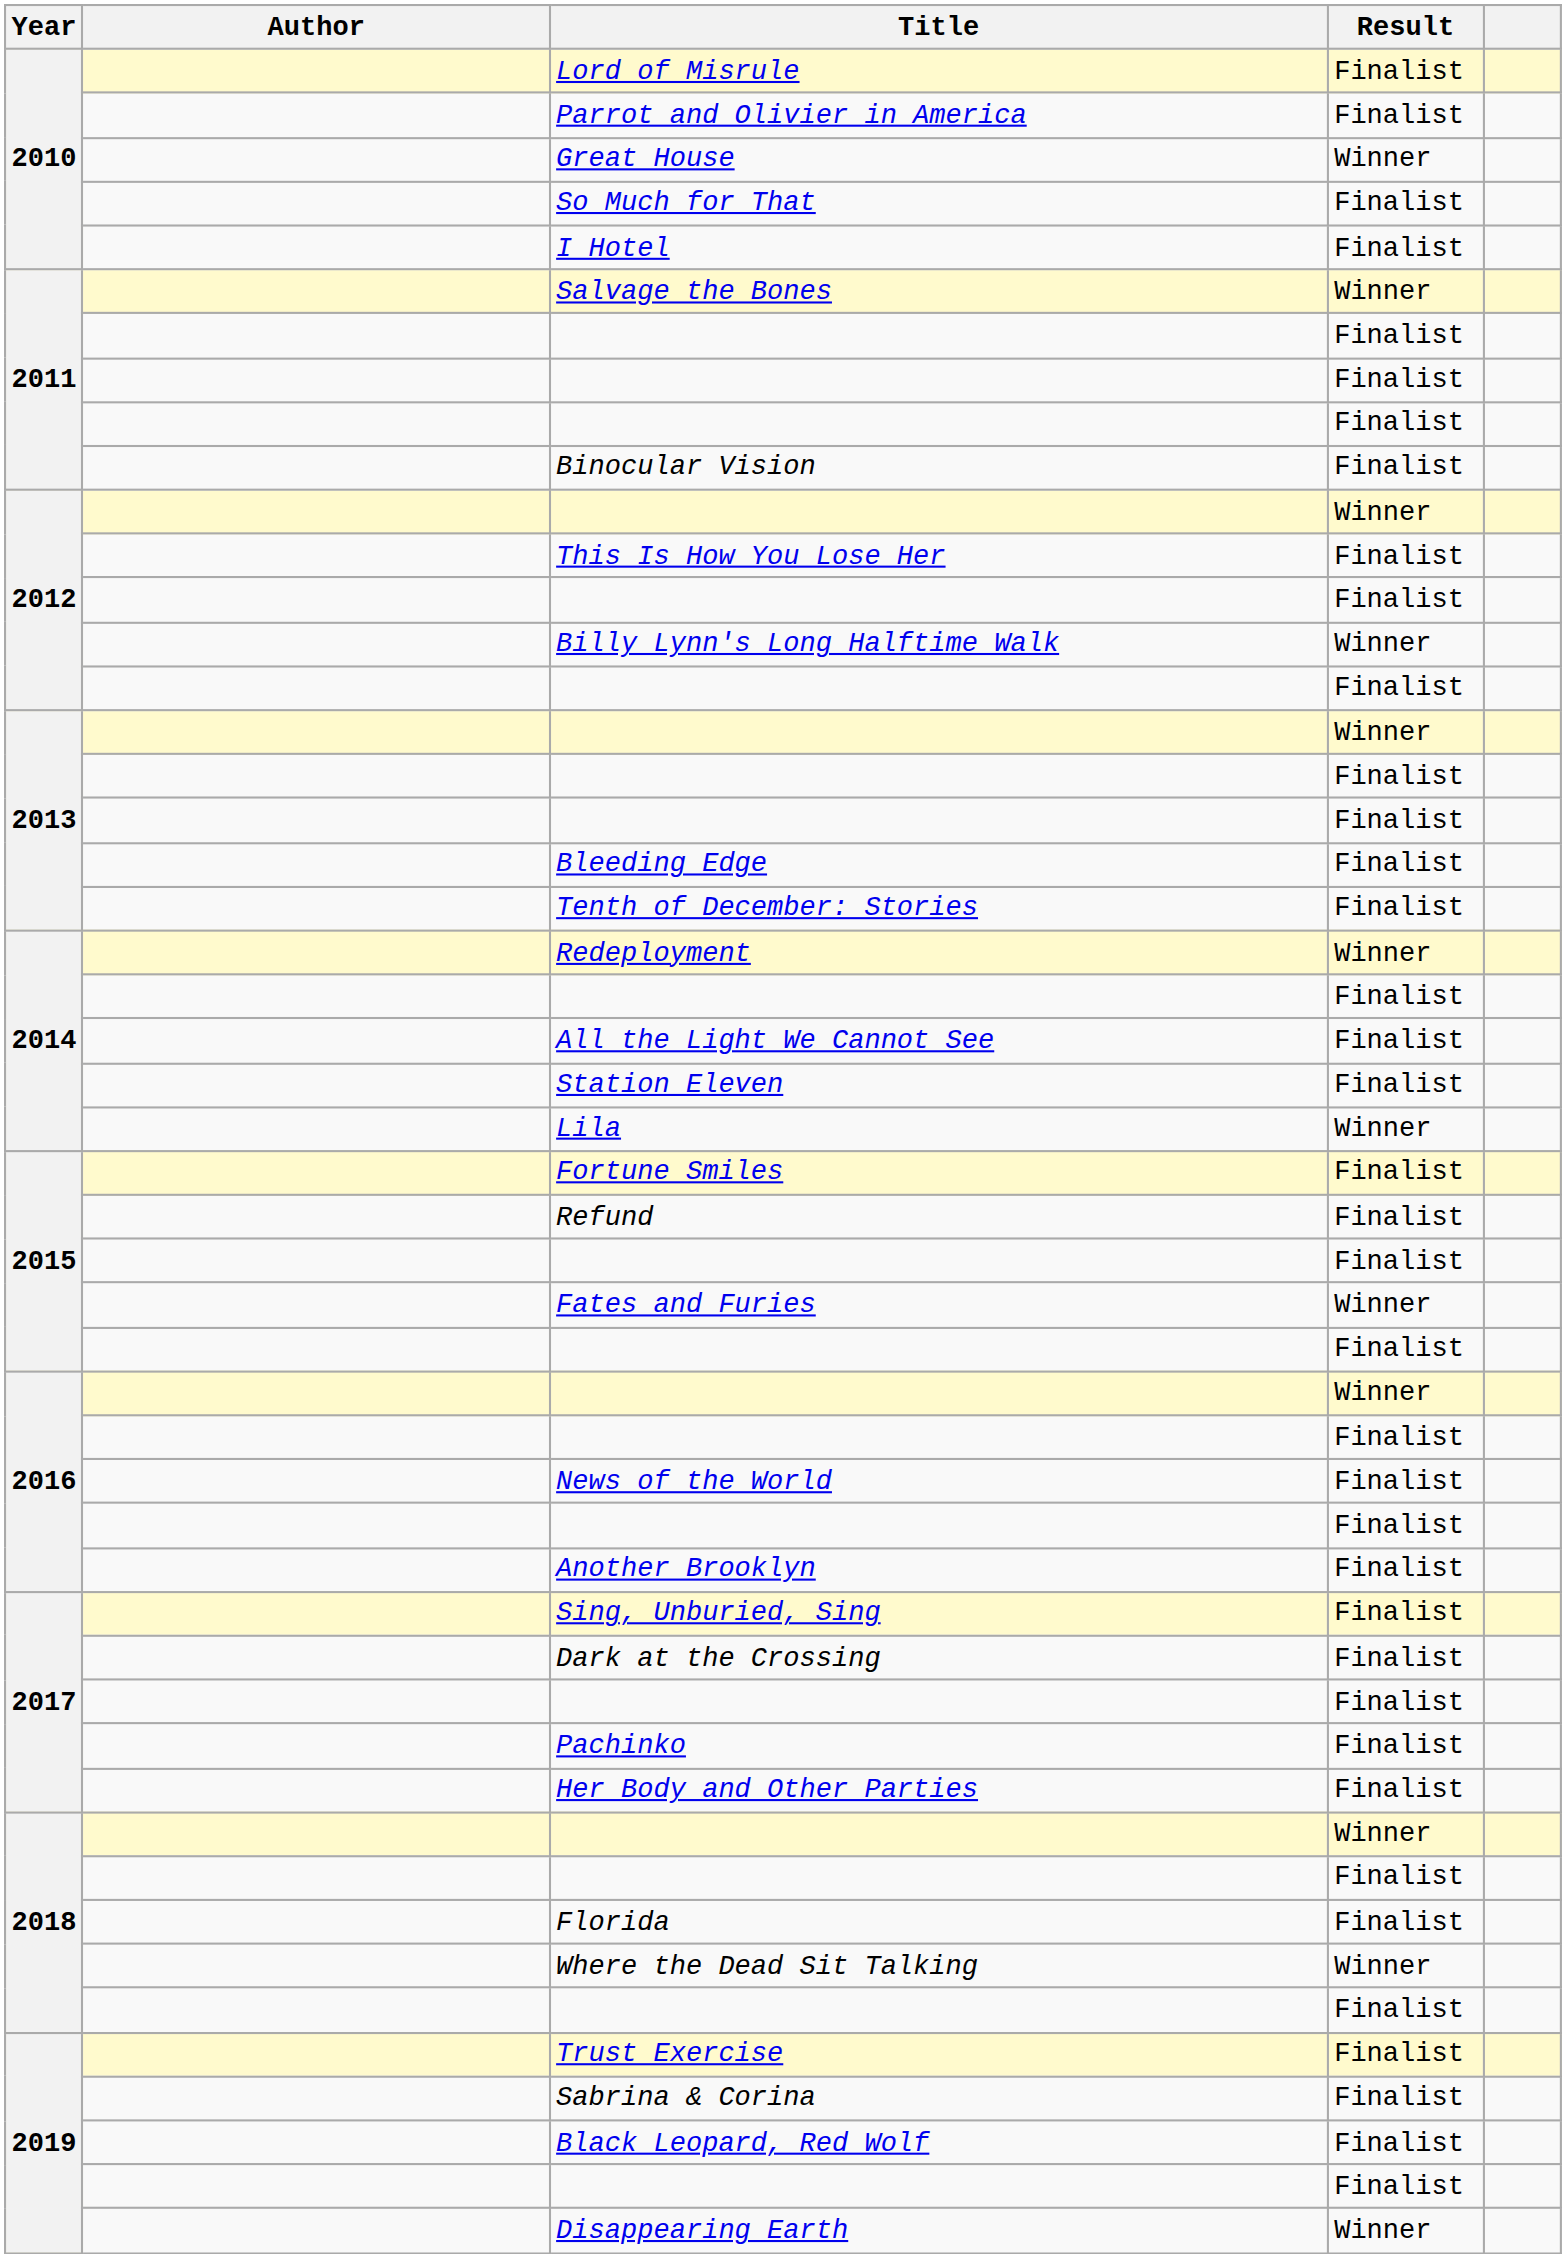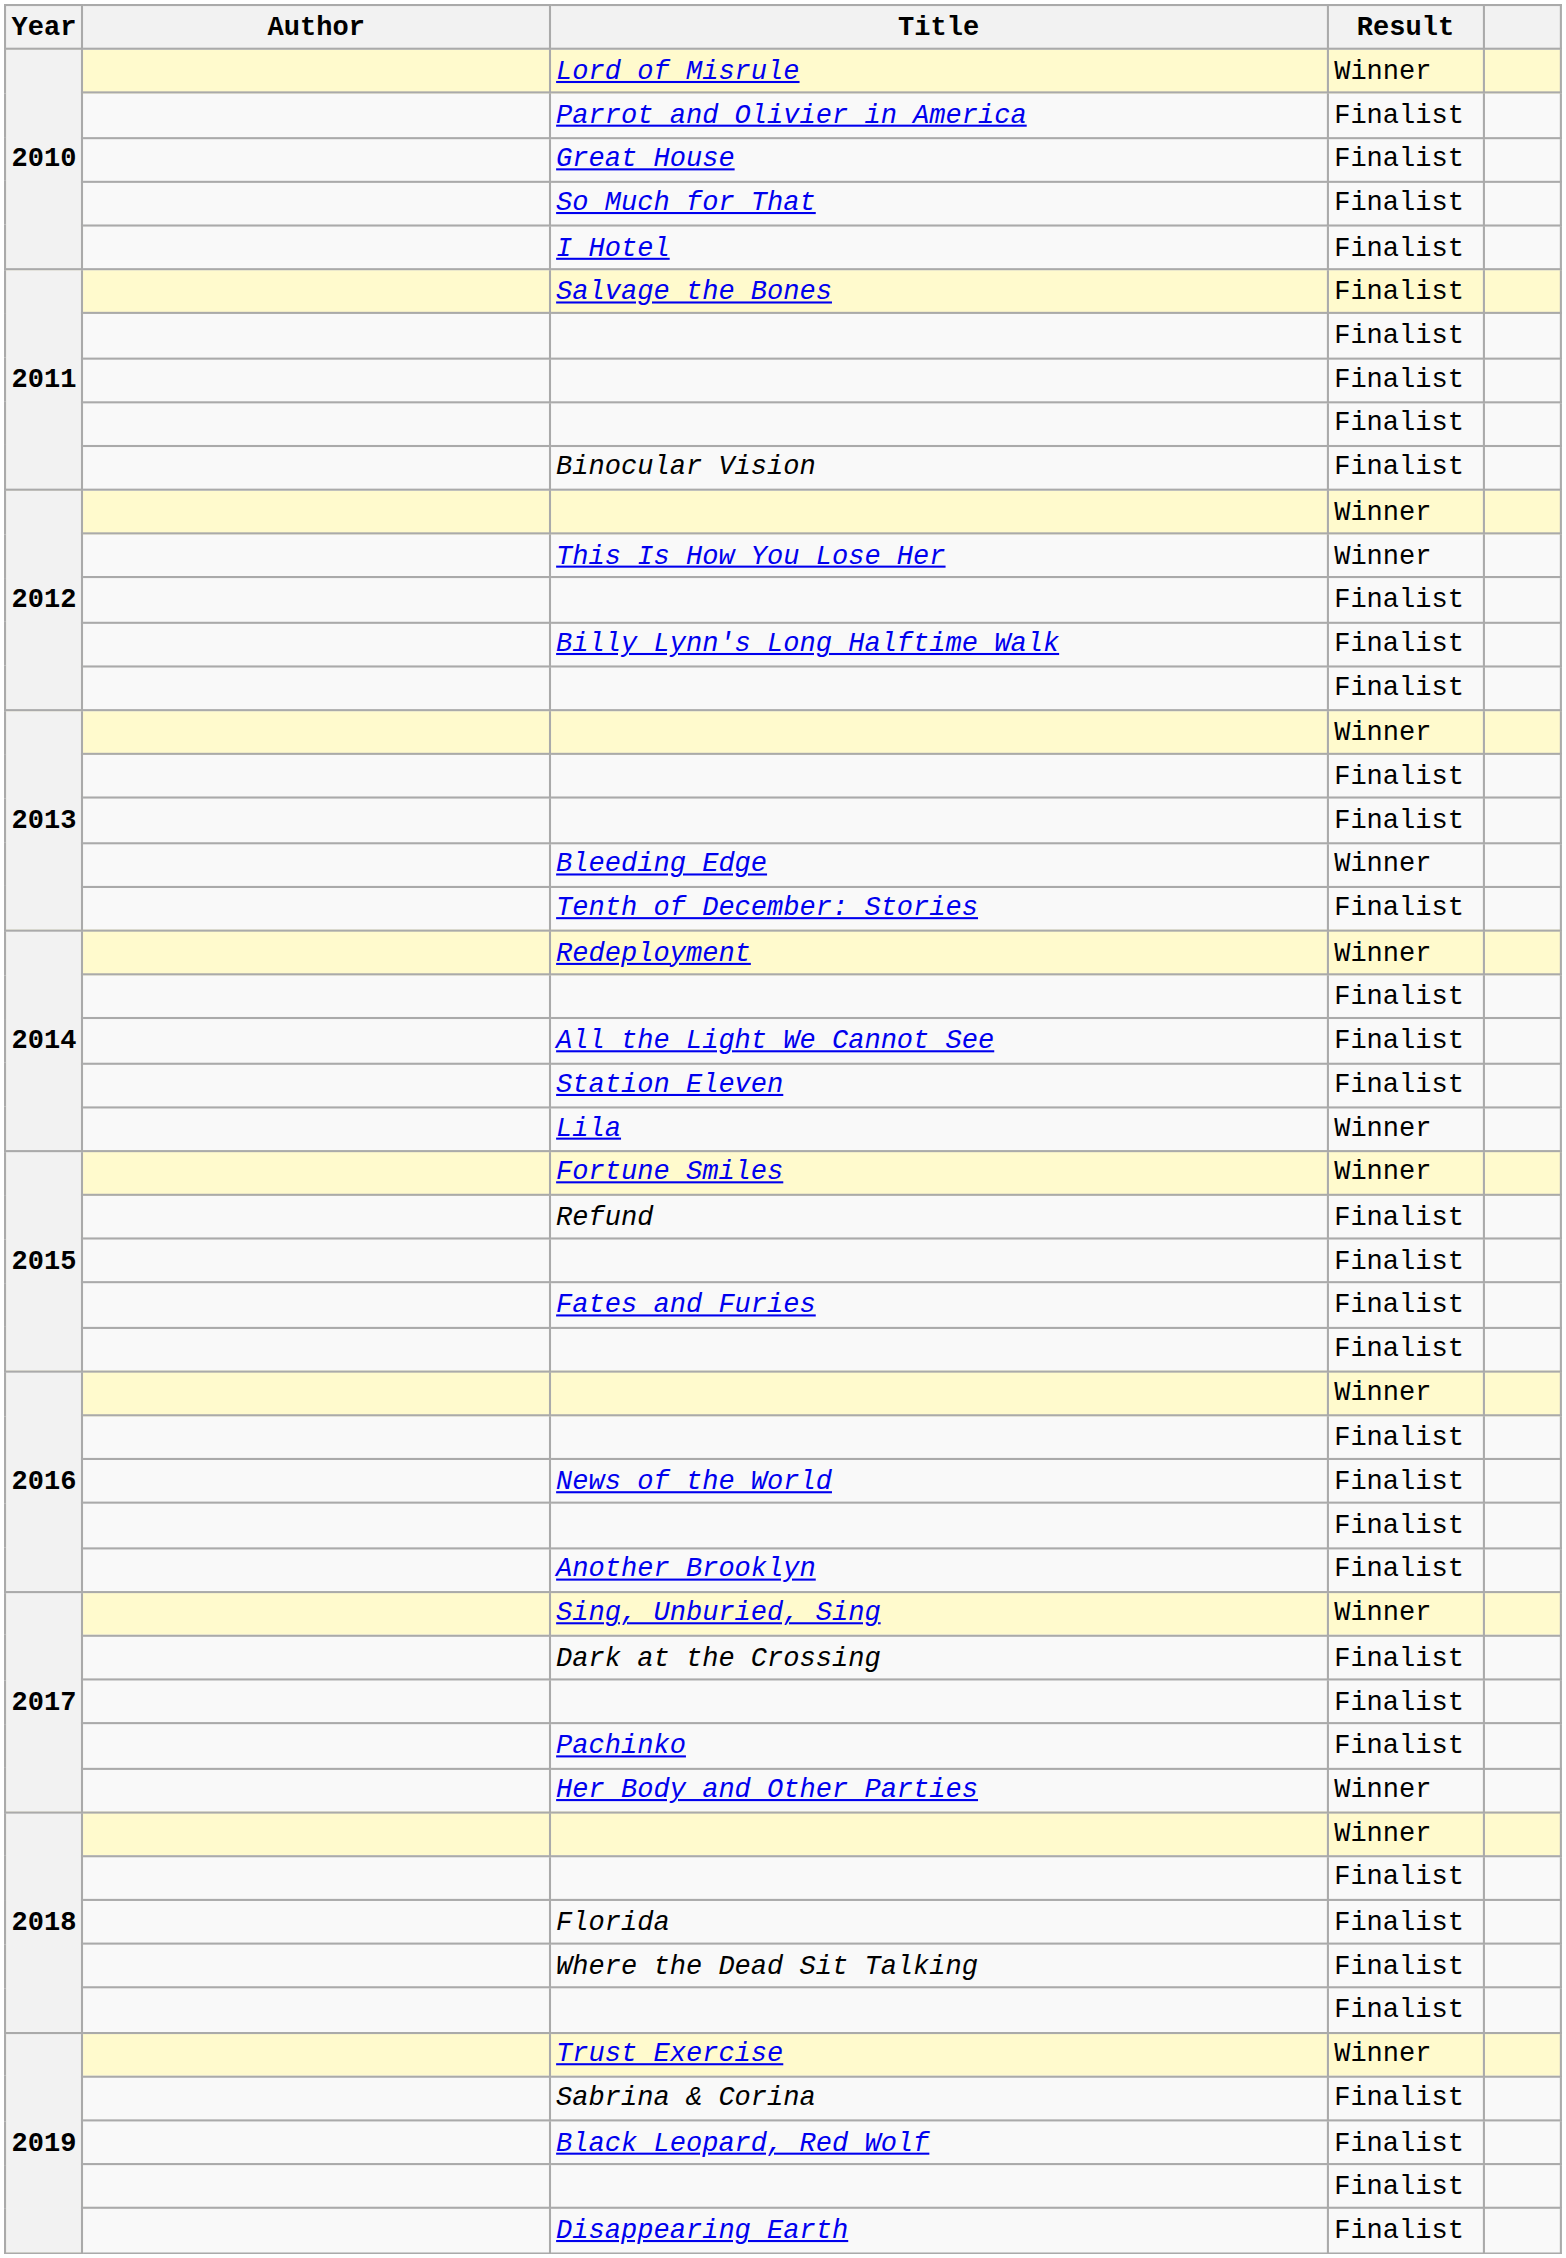(1399, 71) Finalist -> (1383, 71) Winner
(1383, 159) Winner -> (1399, 159) Finalist
(1383, 291) Winner -> (1399, 291) Finalist
(1399, 556) Finalist -> (1383, 556) Winner
(1383, 644) Winner -> (1399, 644) Finalist
(1399, 864) Finalist -> (1383, 864) Winner
(1399, 1173) Finalist -> (1383, 1173) Winner
(1383, 1305) Winner -> (1399, 1305) Finalist
(1399, 1614) Finalist -> (1383, 1614) Winner
(1399, 1790) Finalist -> (1383, 1790) Winner
(1383, 1966) Winner -> (1399, 1966) Finalist
(1399, 2054) Finalist -> (1383, 2054) Winner
(1383, 2231) Winner -> (1399, 2231) Finalist
